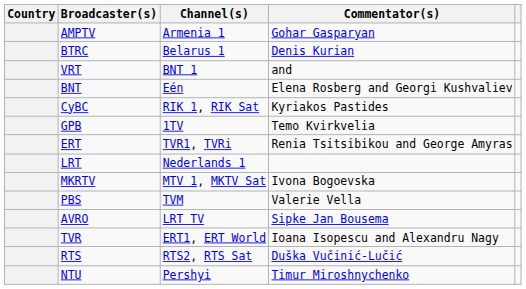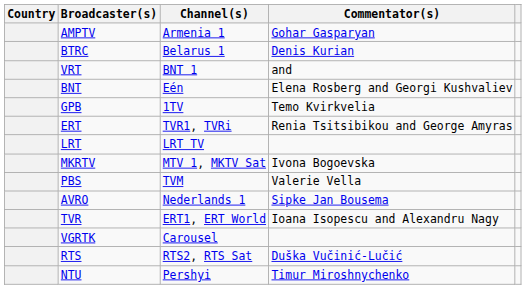- row: (75, 107)
(204, 163) Nederlands 1 -> (183, 144) LRT TV
(183, 219) LRT TV -> (204, 200) Nederlands 1
+ row: (78, 238)
